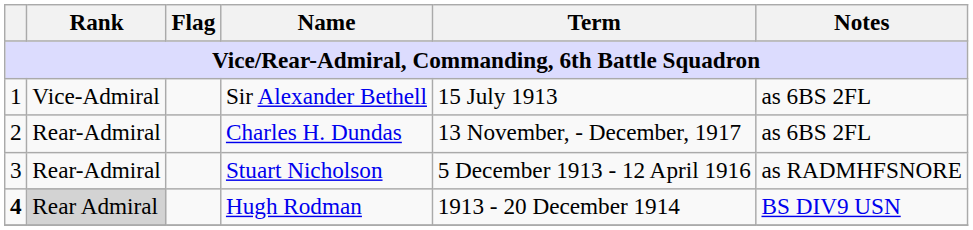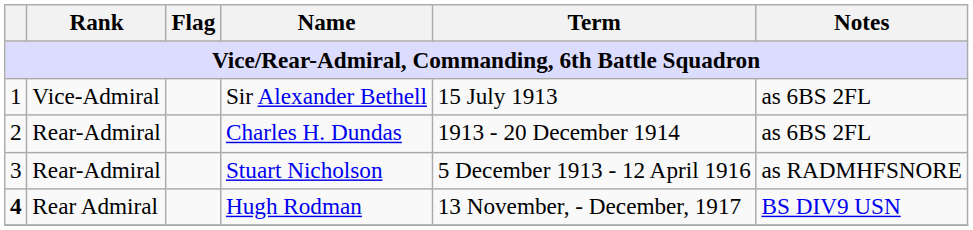(589, 133) 13 November, - December, 1917 -> (559, 133) 1913 - 20 December 1914
(95, 206) lightgrey background -> (95, 206) no background
(559, 206) 1913 - 20 December 1914 -> (589, 206) 13 November, - December, 1917
